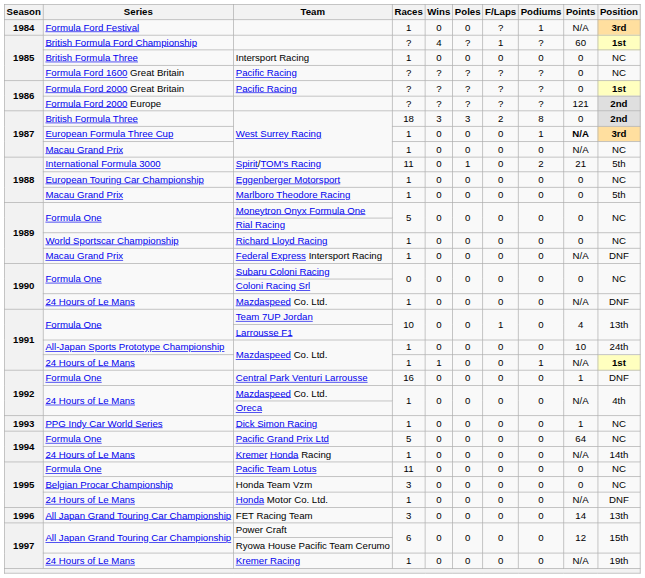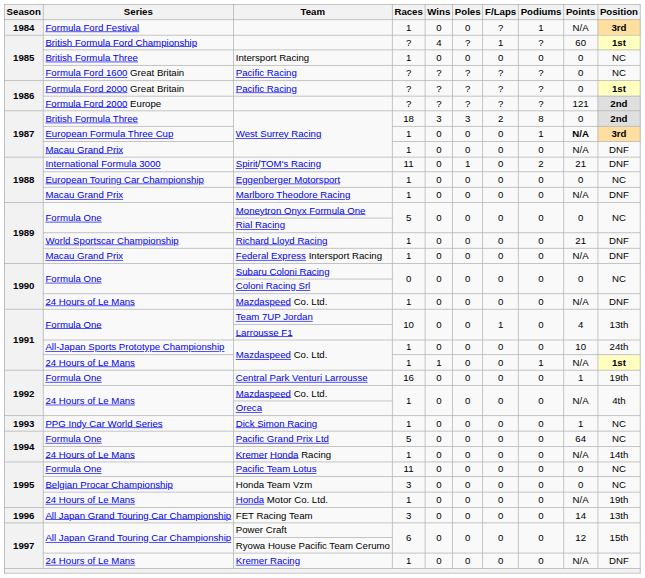(619, 150) NC -> (619, 150) DNF
(619, 165) 5th -> (619, 165) DNF
(581, 195) 0 -> (581, 195) N/A
(619, 195) 5th -> (619, 195) DNF
(581, 241) 0 -> (581, 241) 21
(619, 241) NC -> (619, 241) DNF
(619, 378) DNF -> (619, 378) 19th
(619, 500) DNF -> (619, 500) 19th
(619, 561) 19th -> (619, 561) DNF
